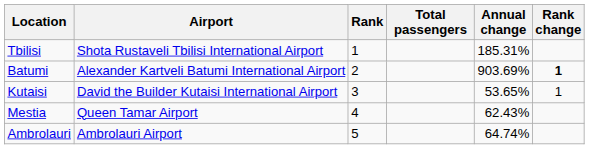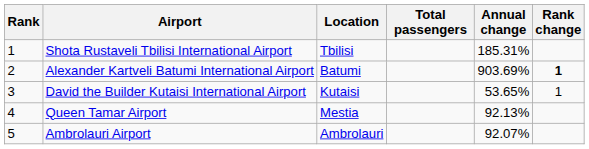columns swapped: (367, 22) <-> (39, 22)
(507, 112) 62.43% -> (507, 112) 92.13%
(507, 133) 64.74% -> (507, 133) 92.07%
